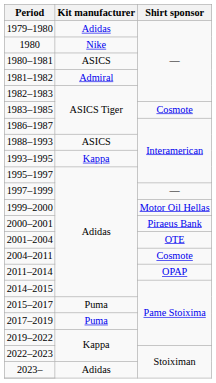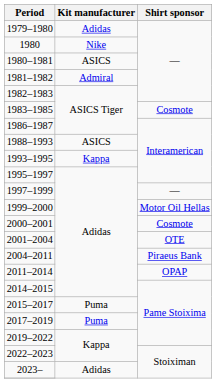(175, 223) Piraeus Bank -> (175, 223) Cosmote
(175, 256) Cosmote -> (175, 256) Piraeus Bank
